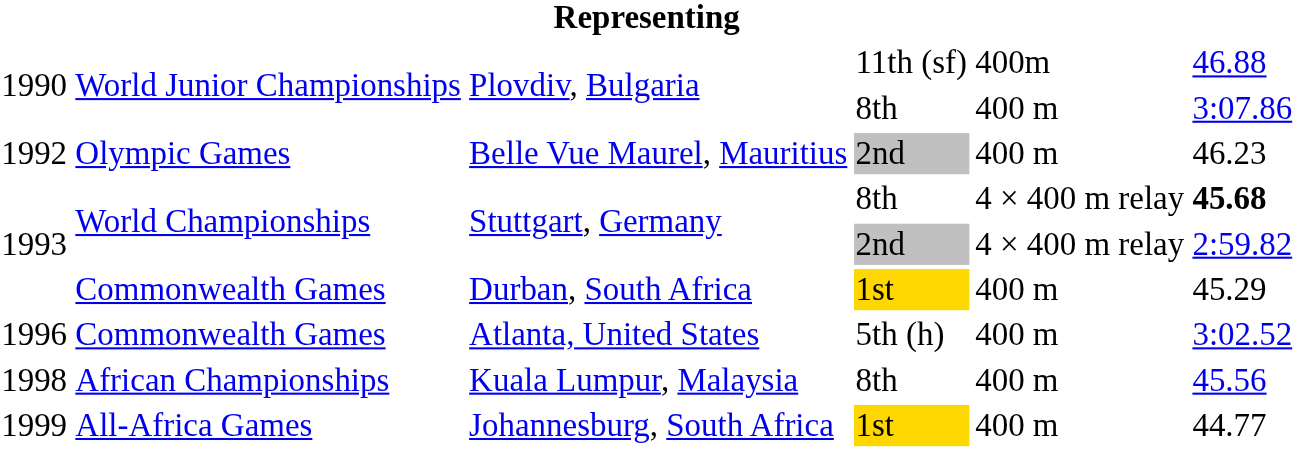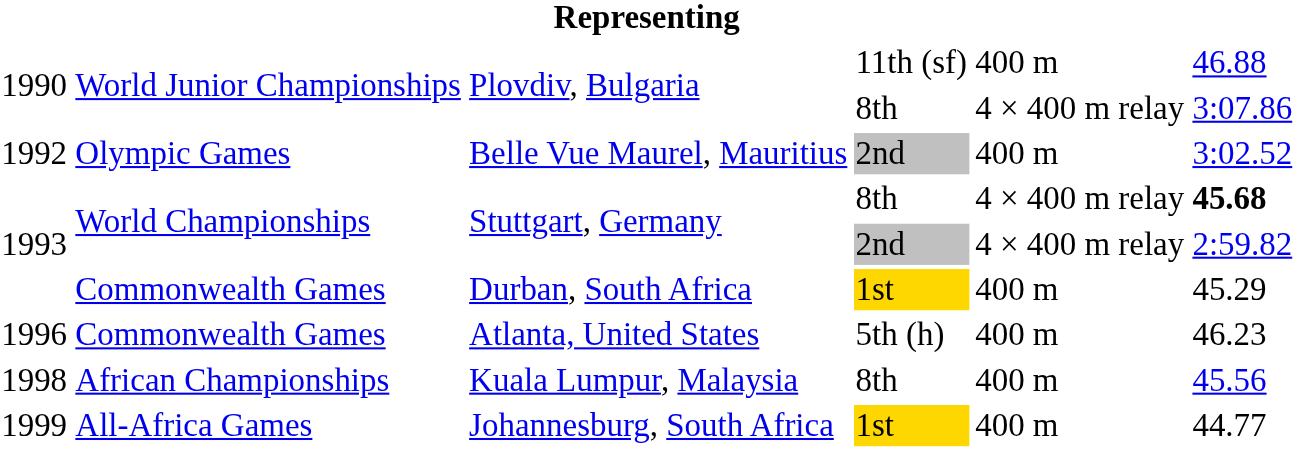(1013, 62) 400m -> (1017, 62) 400 m
(1017, 107) 400 m -> (1080, 107) 4 × 400 m relay
(1229, 153) 46.23 -> (1242, 153) 3:02.52
(1242, 334) 3:02.52 -> (1229, 334) 46.23
